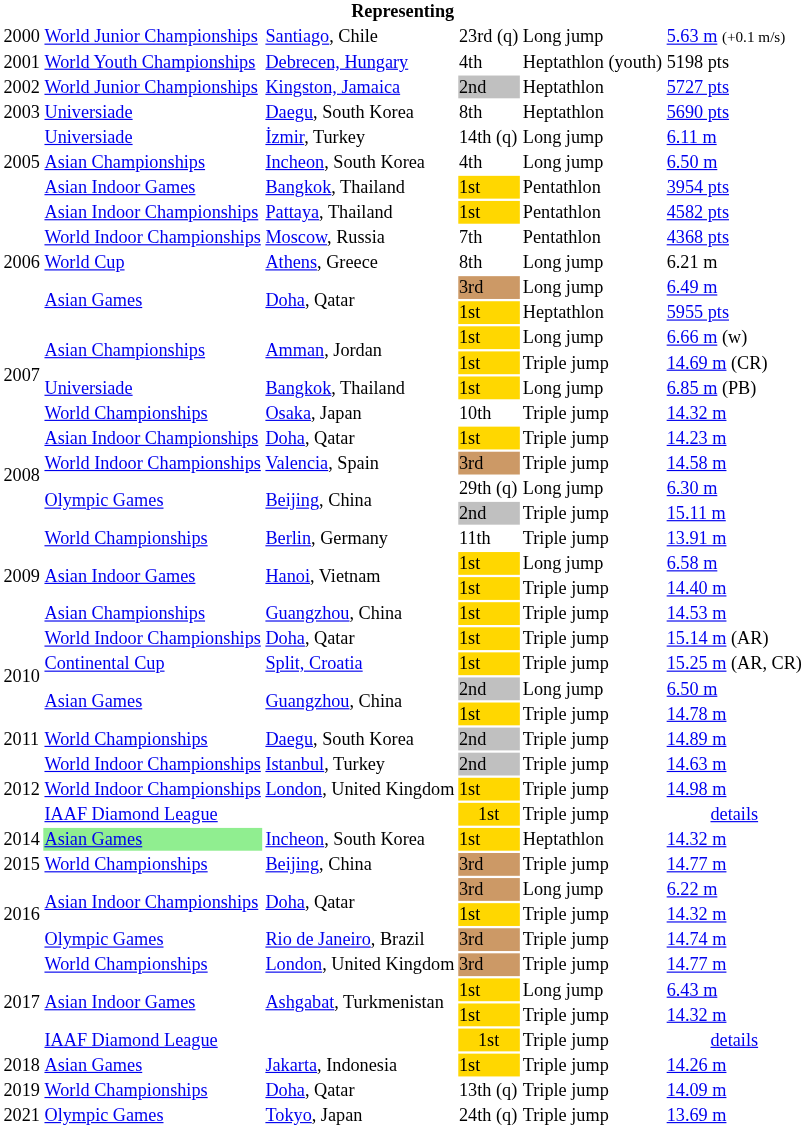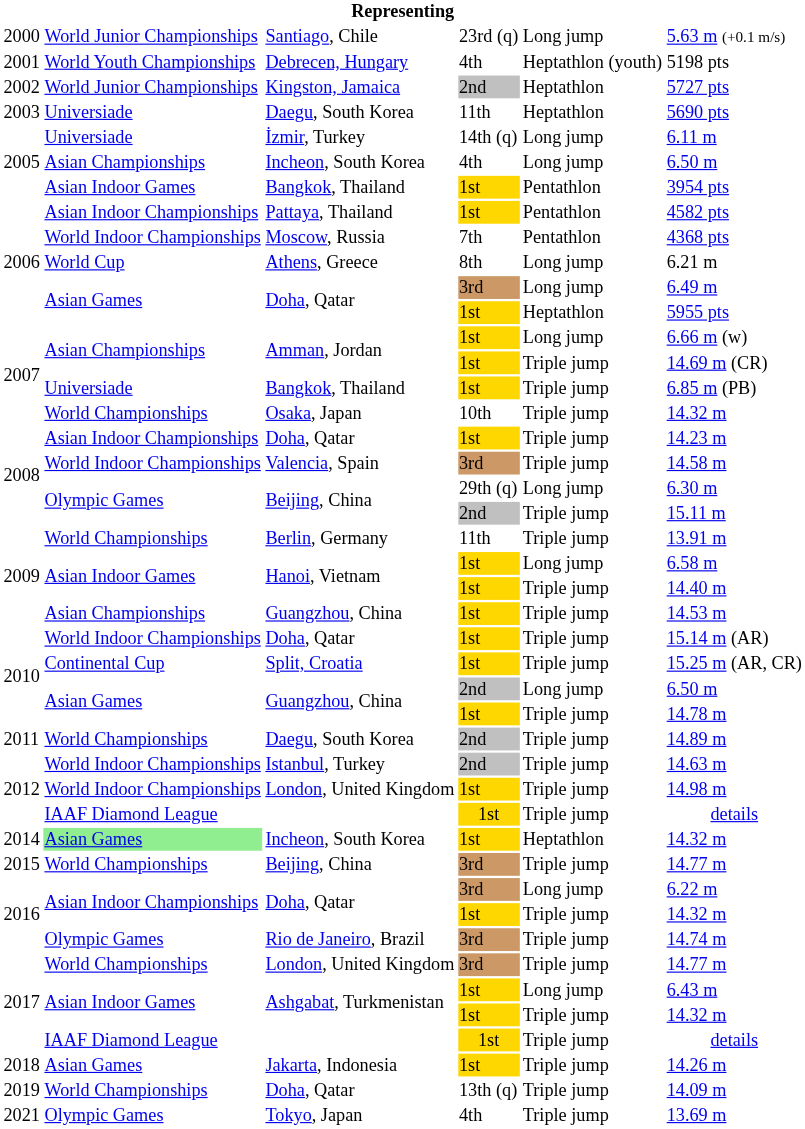(471, 111) 8th -> (475, 111) 11th
(563, 387) Long jump -> (566, 387) Triple jump
(488, 1115) 24th (q) -> (471, 1115) 4th
